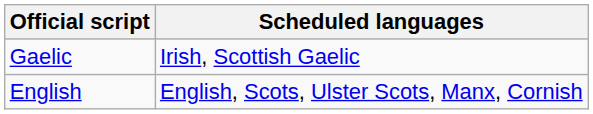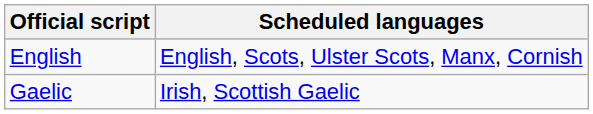rows swapped: (46, 91) <-> (41, 56)
